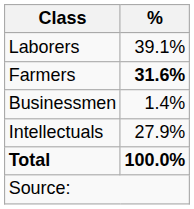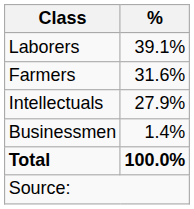(160, 75) bold -> (160, 75) normal
rows swapped: (56, 132) <-> (62, 103)
